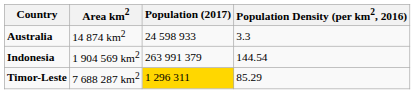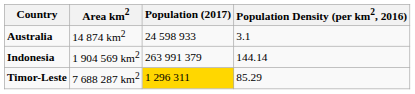(243, 36) 3.3 -> (243, 36) 3.1
(252, 57) 144.54 -> (252, 57) 144.14
